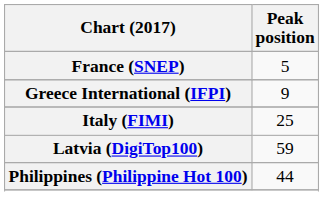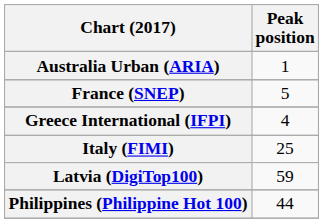+ row: (128, 65)
(285, 93) 9 -> (285, 120) 4
